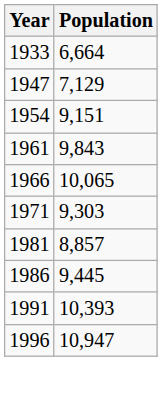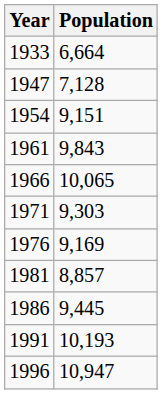(82, 84) 7,129 -> (82, 84) 7,128
+ row: (29, 244)
(87, 308) 10,393 -> (87, 340) 10,193
